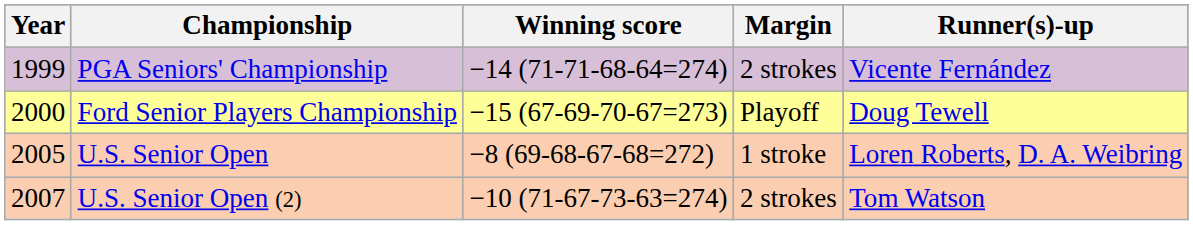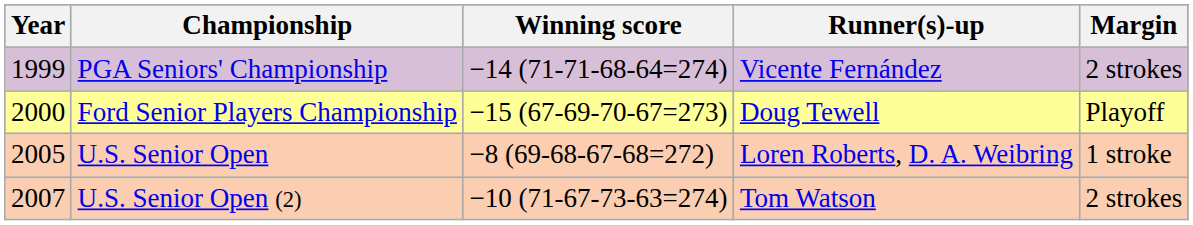columns swapped: (788, 25) <-> (1016, 25)
